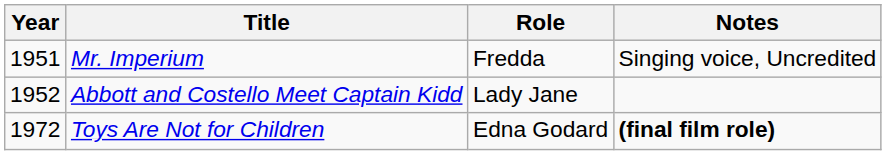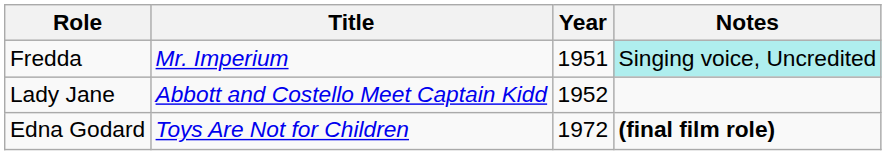columns swapped: (35, 22) <-> (541, 22)
(747, 58) no background -> (747, 58) paleturquoise background
